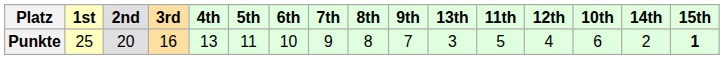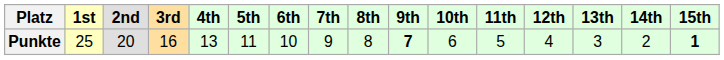columns swapped: (598, 17) <-> (452, 17)
(408, 41) normal -> (408, 41) bold
